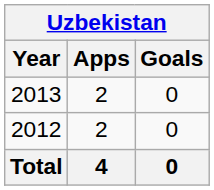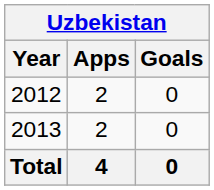rows swapped: (36, 130) <-> (36, 94)
